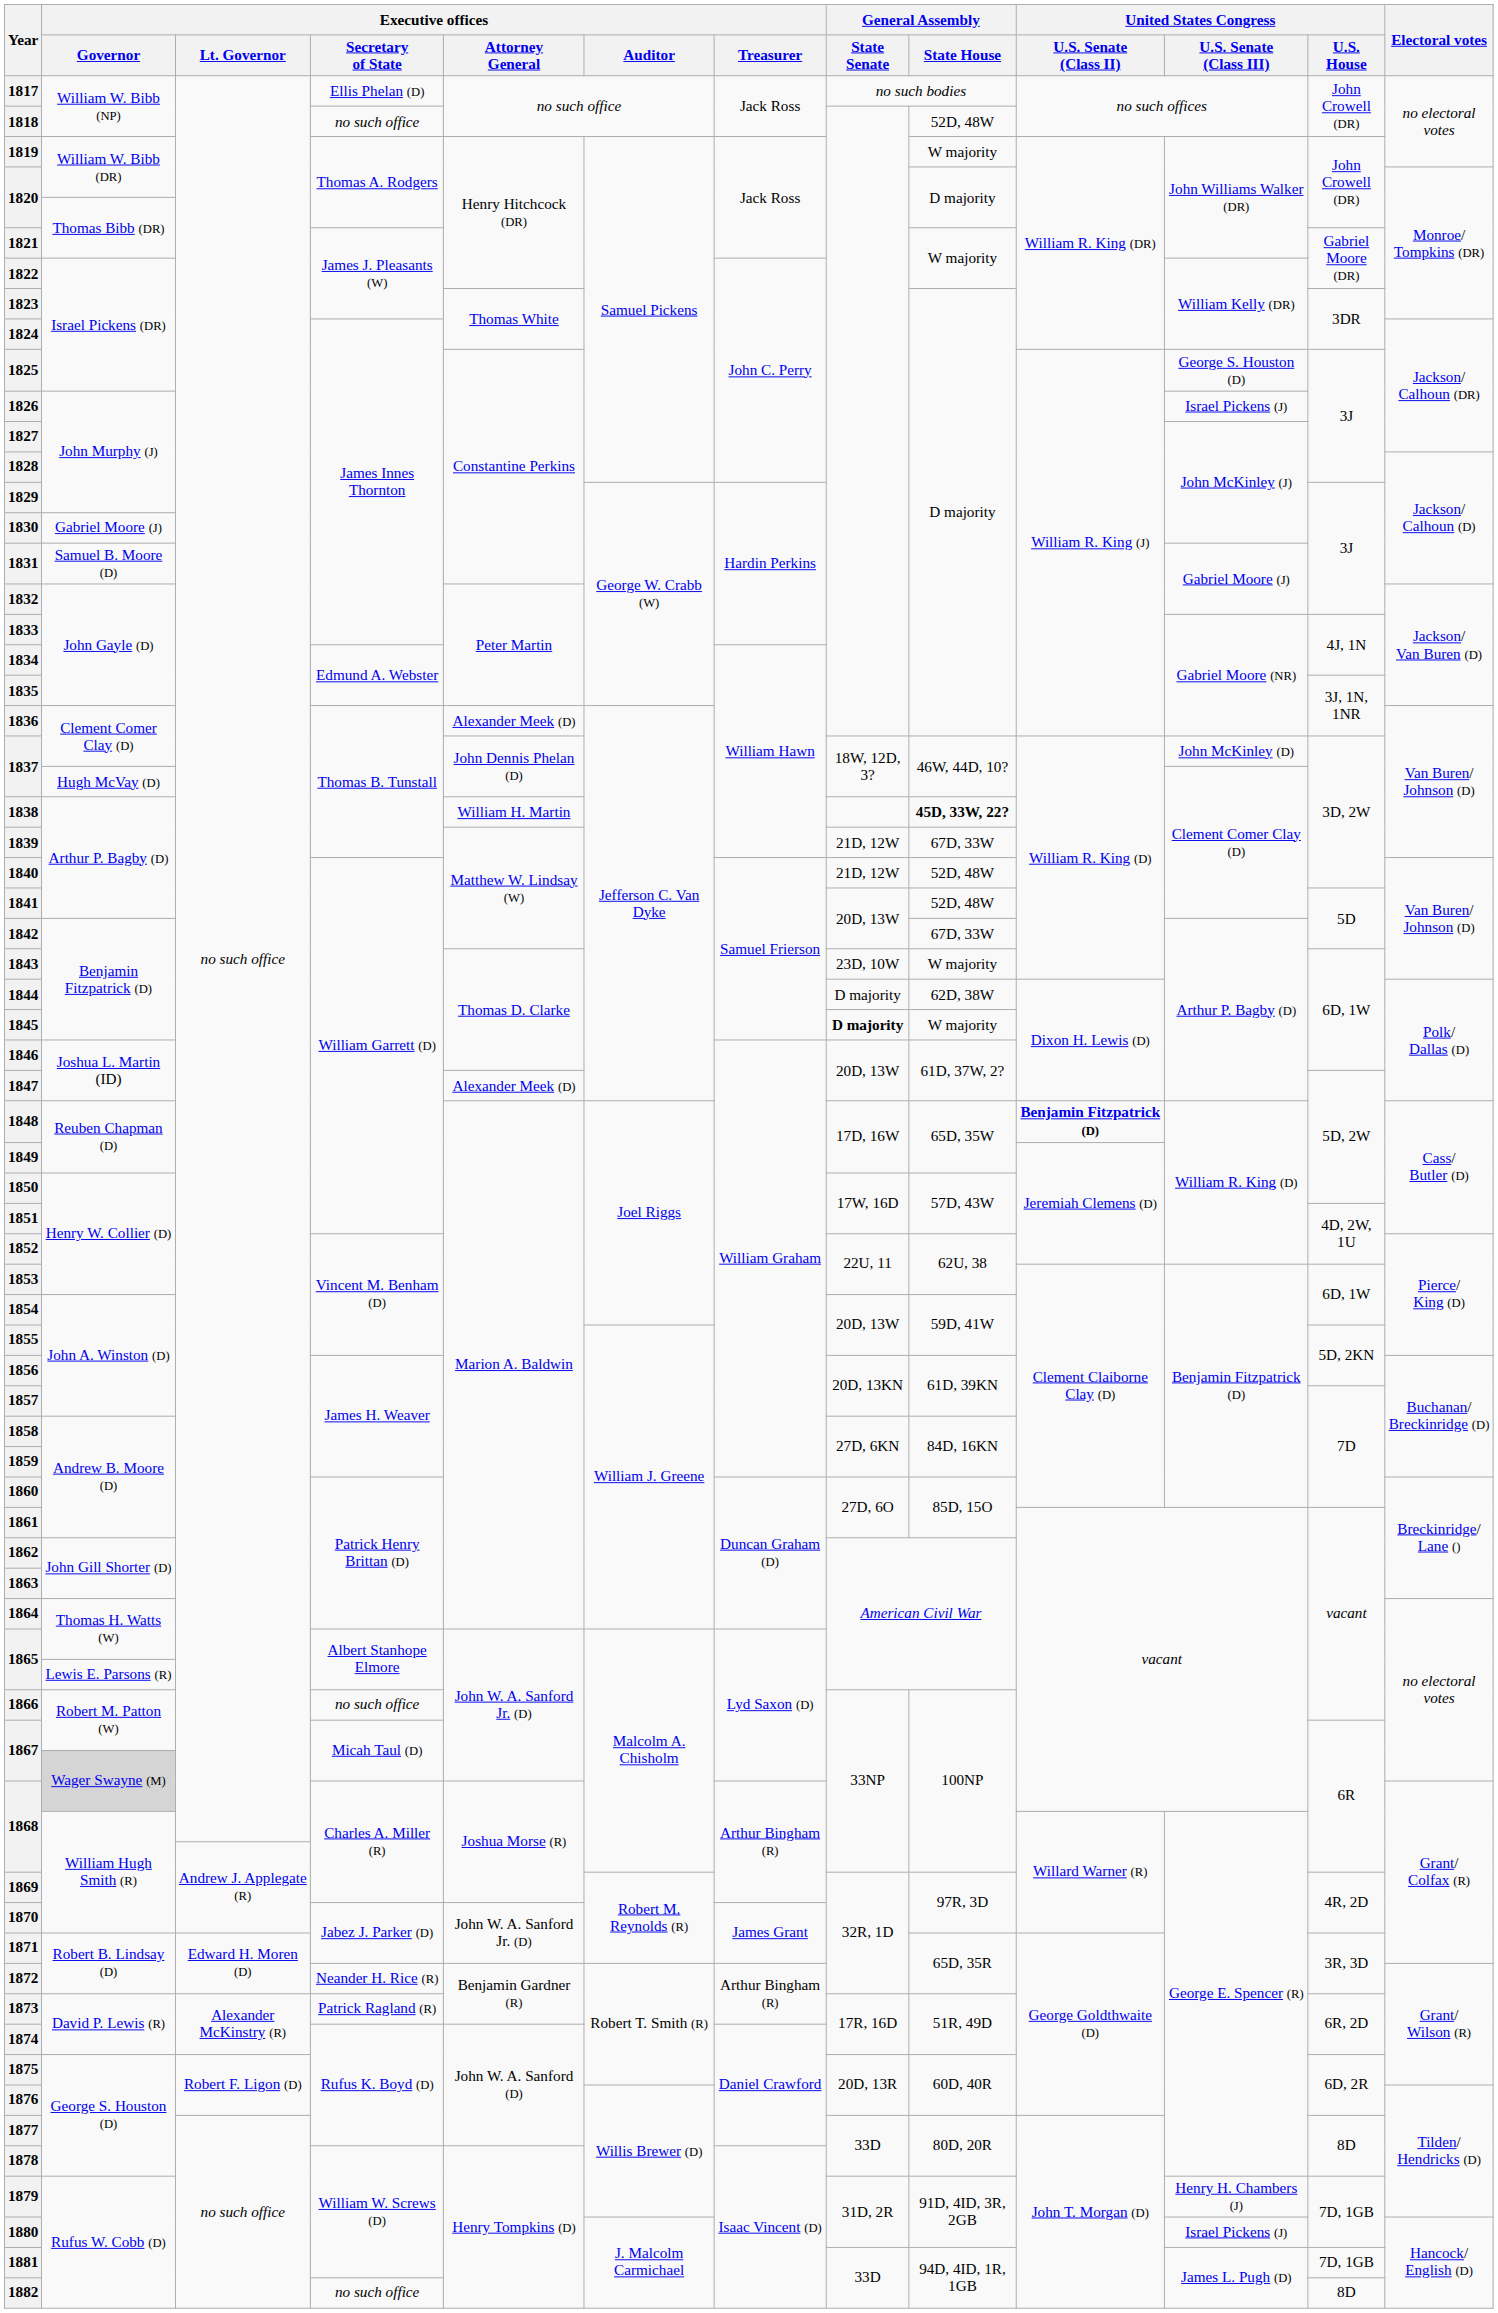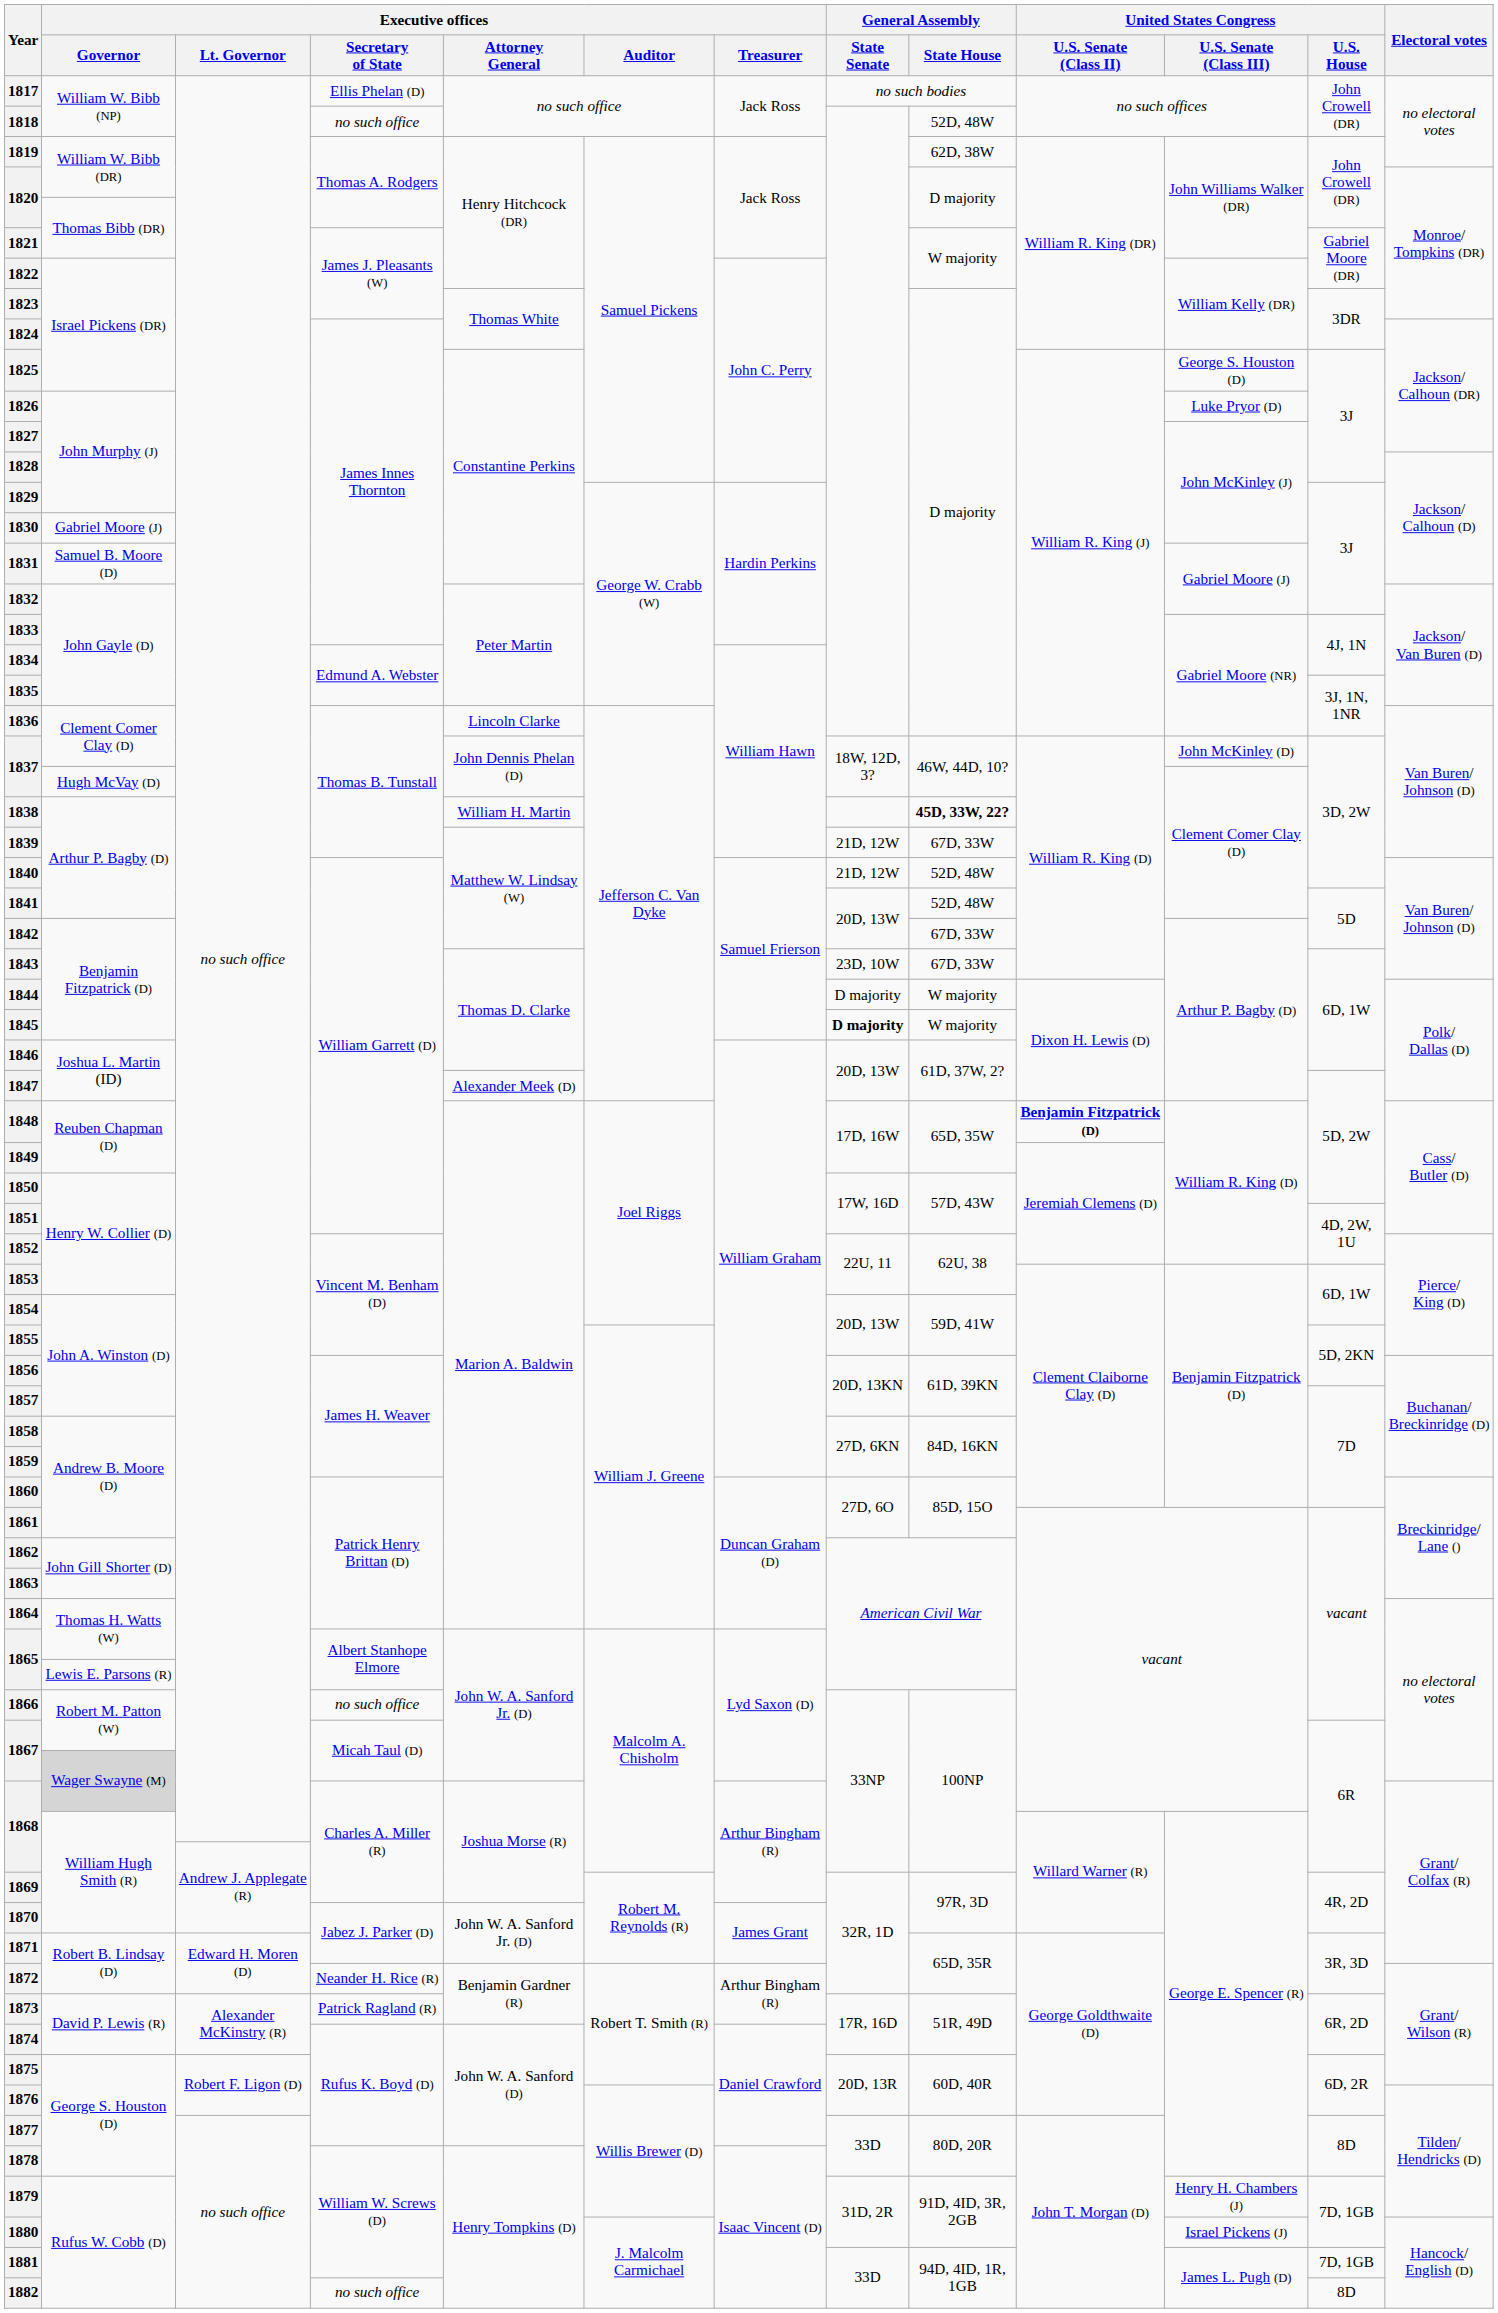(962, 152) W majority -> (962, 152) 62D, 38W
(1236, 406) Israel Pickens (J) -> (1236, 406) Luke Pryor (D)
(514, 720) Alexander Meek (D) -> (514, 720) Lincoln Clarke
(962, 964) W majority -> (962, 964) 67D, 33W
(962, 994) 62D, 38W -> (962, 994) W majority
